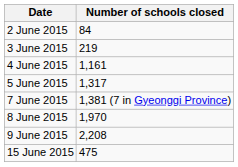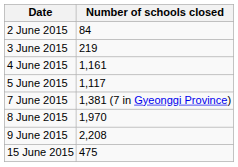(93, 83) 1,317 -> (92, 83) 1,117
